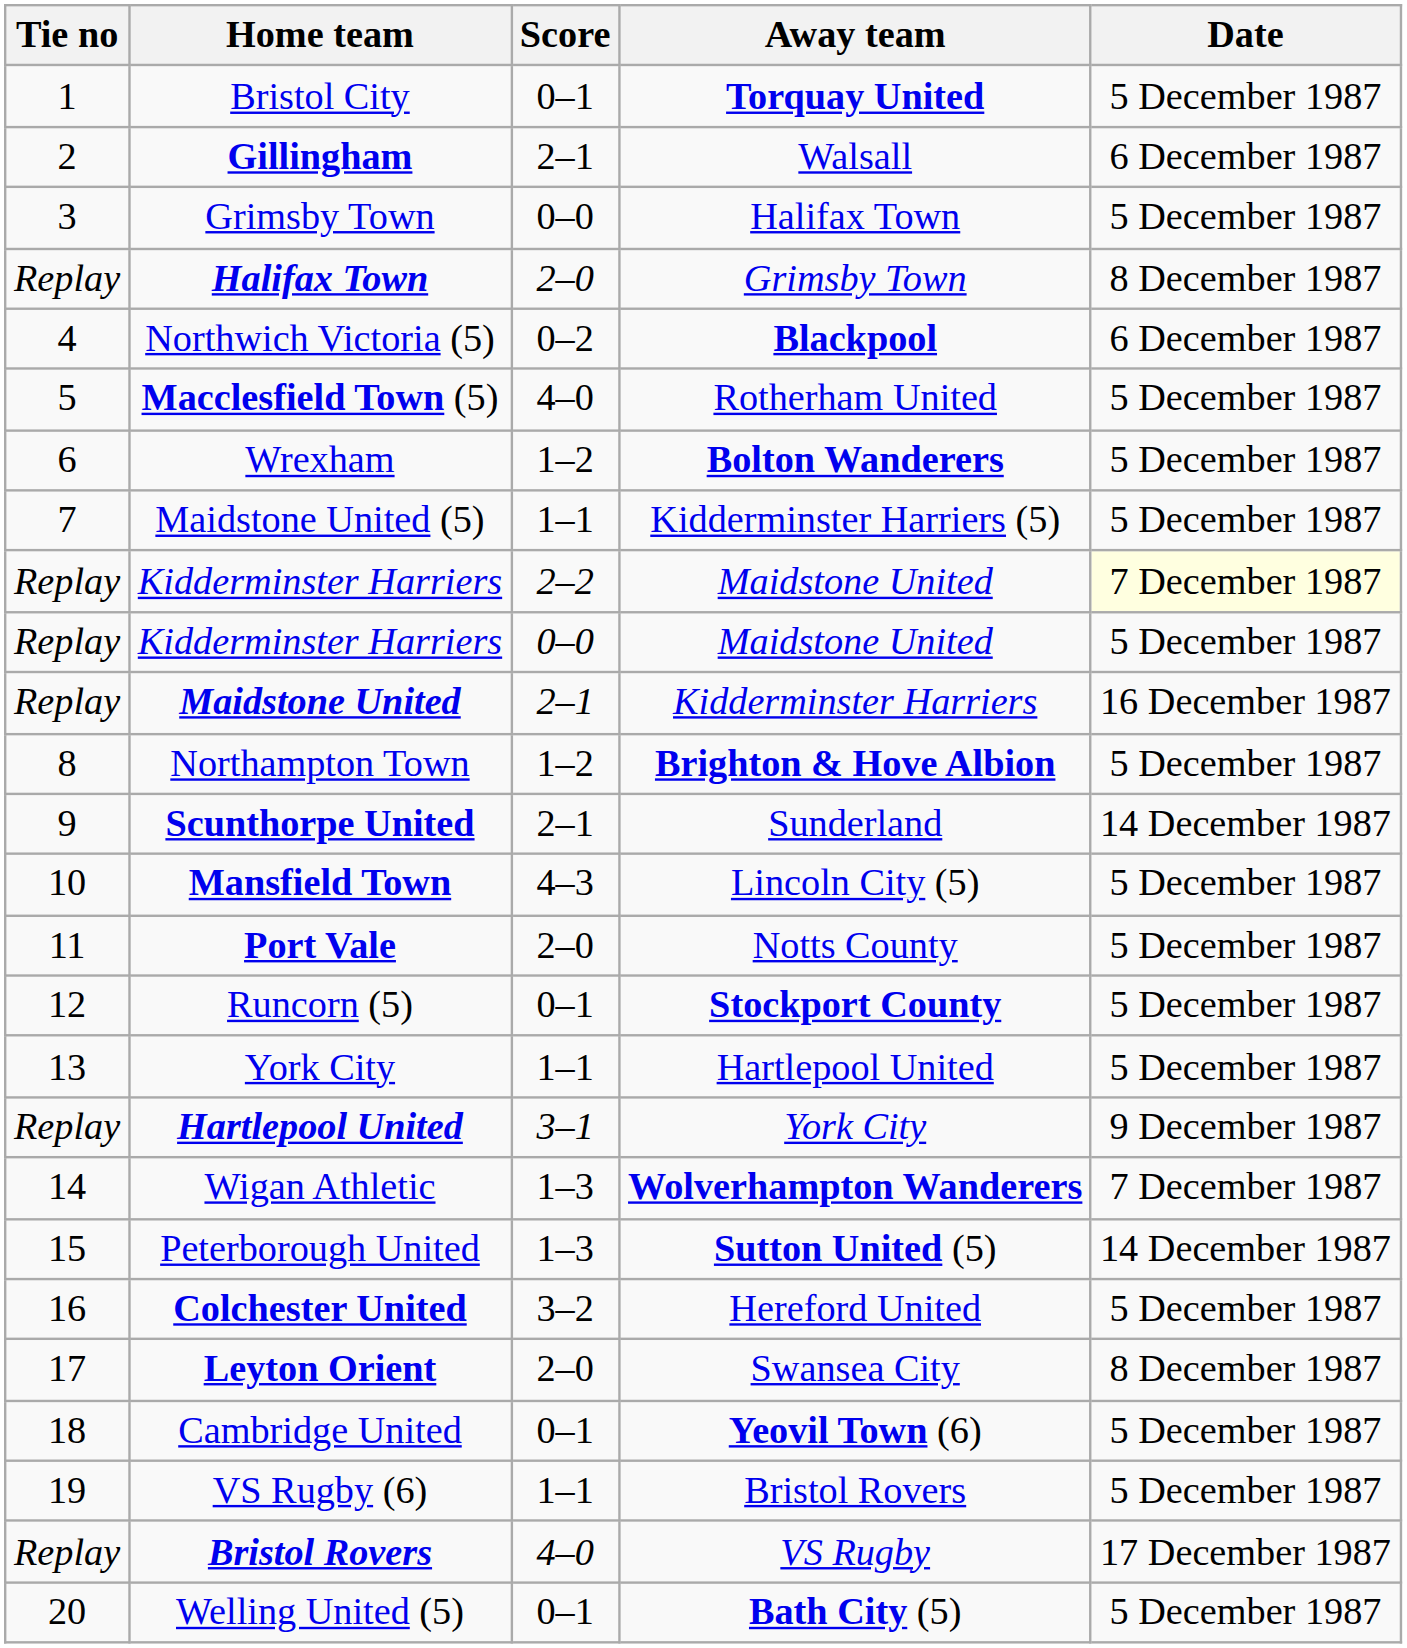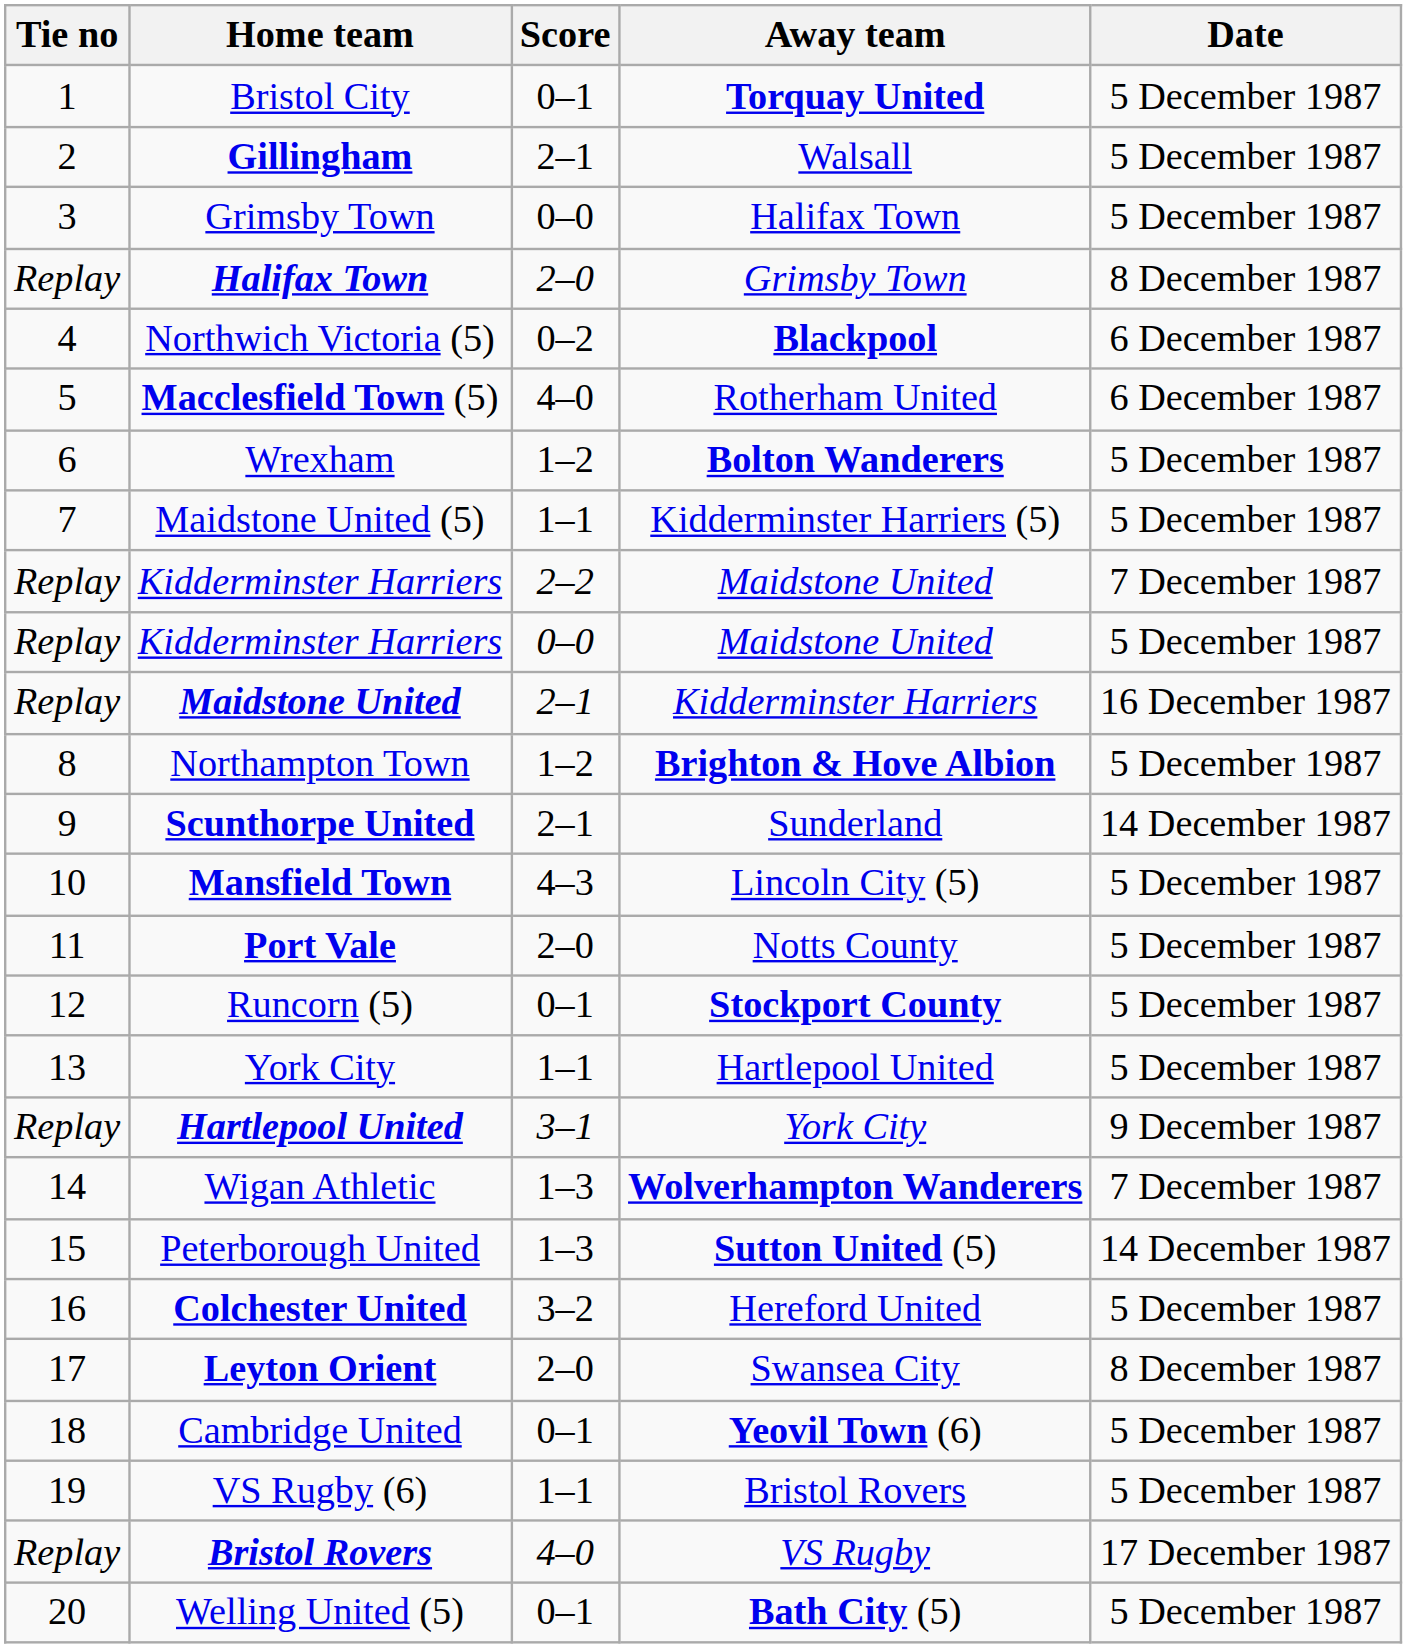(1245, 156) 6 December 1987 -> (1245, 156) 5 December 1987
(1245, 398) 5 December 1987 -> (1245, 398) 6 December 1987
(1245, 580) lightyellow background -> (1245, 580) no background
